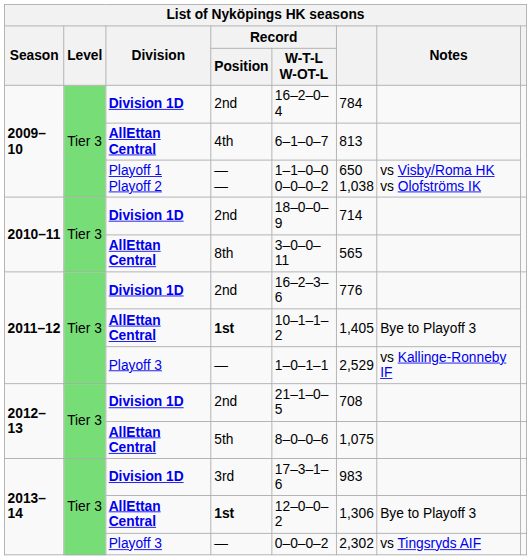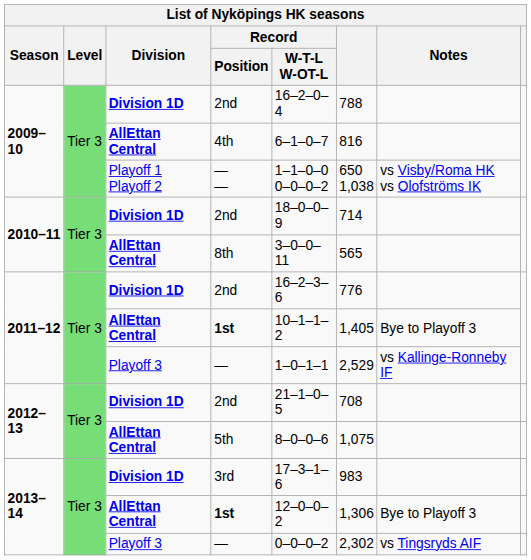(351, 104) 784 -> (351, 104) 788
(351, 141) 813 -> (351, 141) 816
